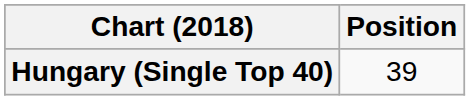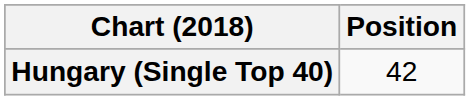(402, 71) 39 -> (402, 71) 42
